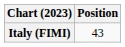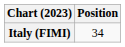(98, 32) 43 -> (98, 32) 34
